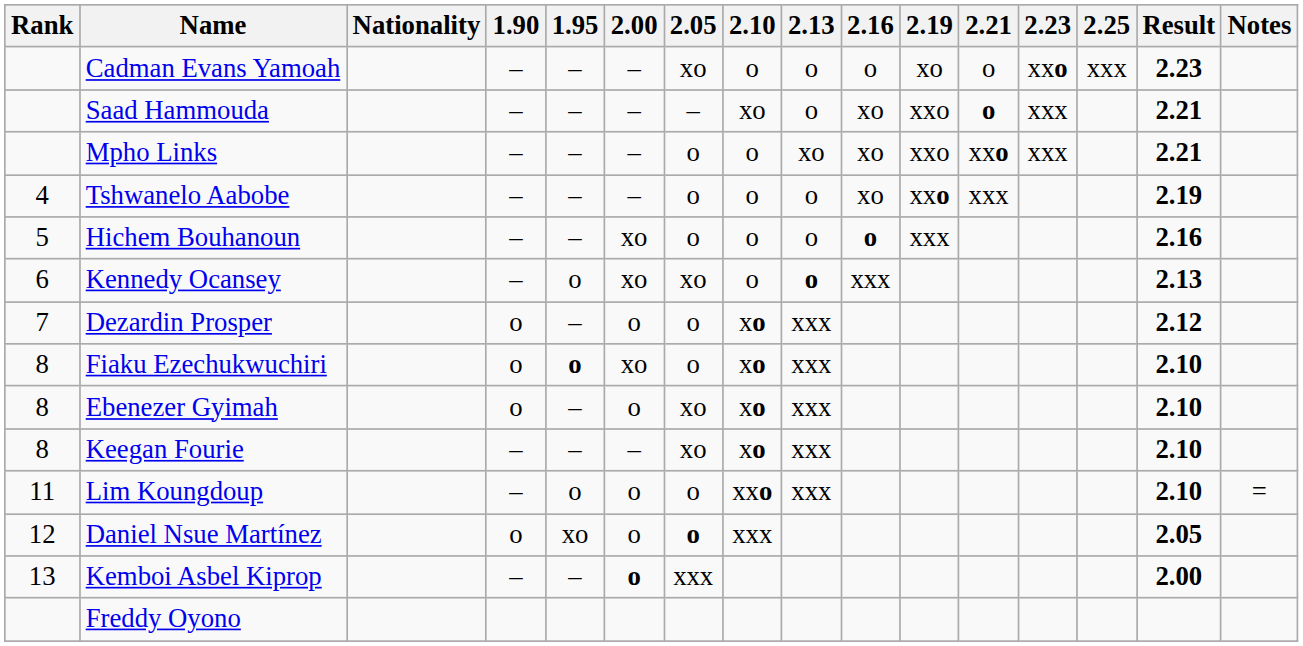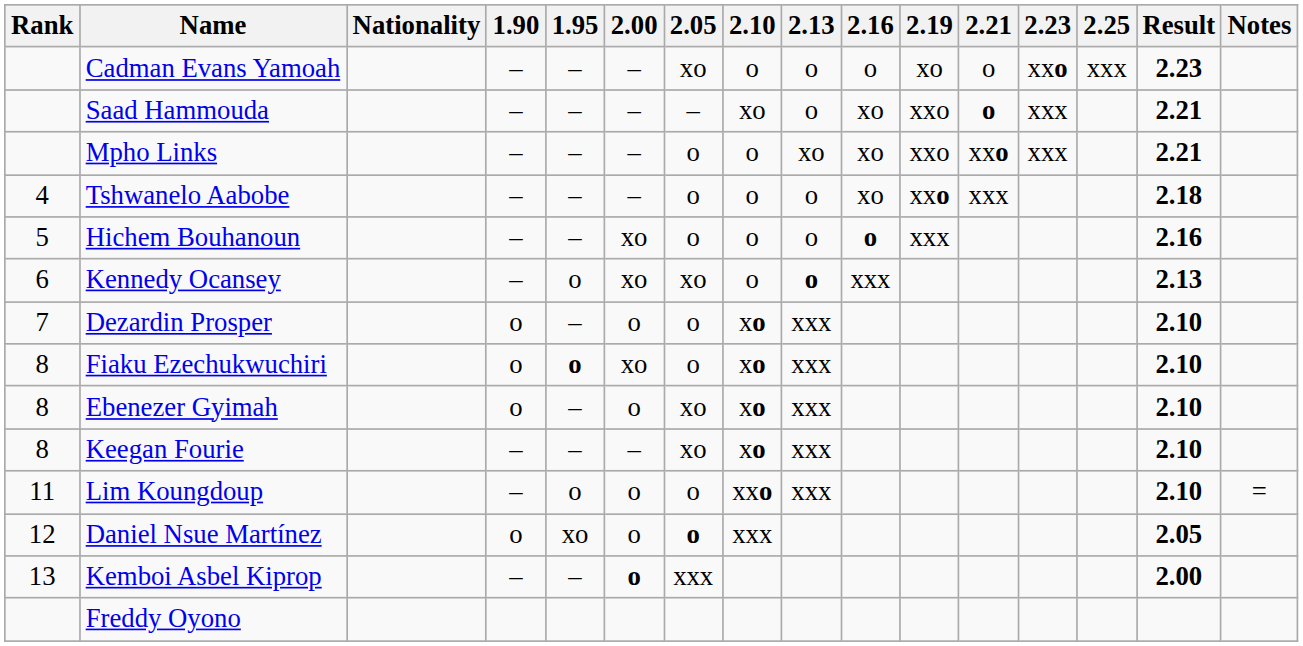(1179, 195) 2.19 -> (1179, 195) 2.18
(1179, 322) 2.12 -> (1179, 322) 2.10
